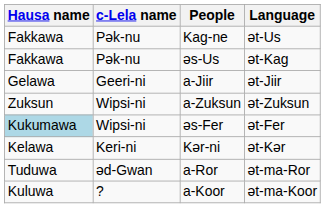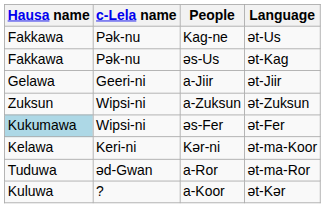(266, 147) ǝt-Kər -> (282, 147) ǝt-ma-Koor
(282, 192) ǝt-ma-Koor -> (266, 192) ǝt-Kər
